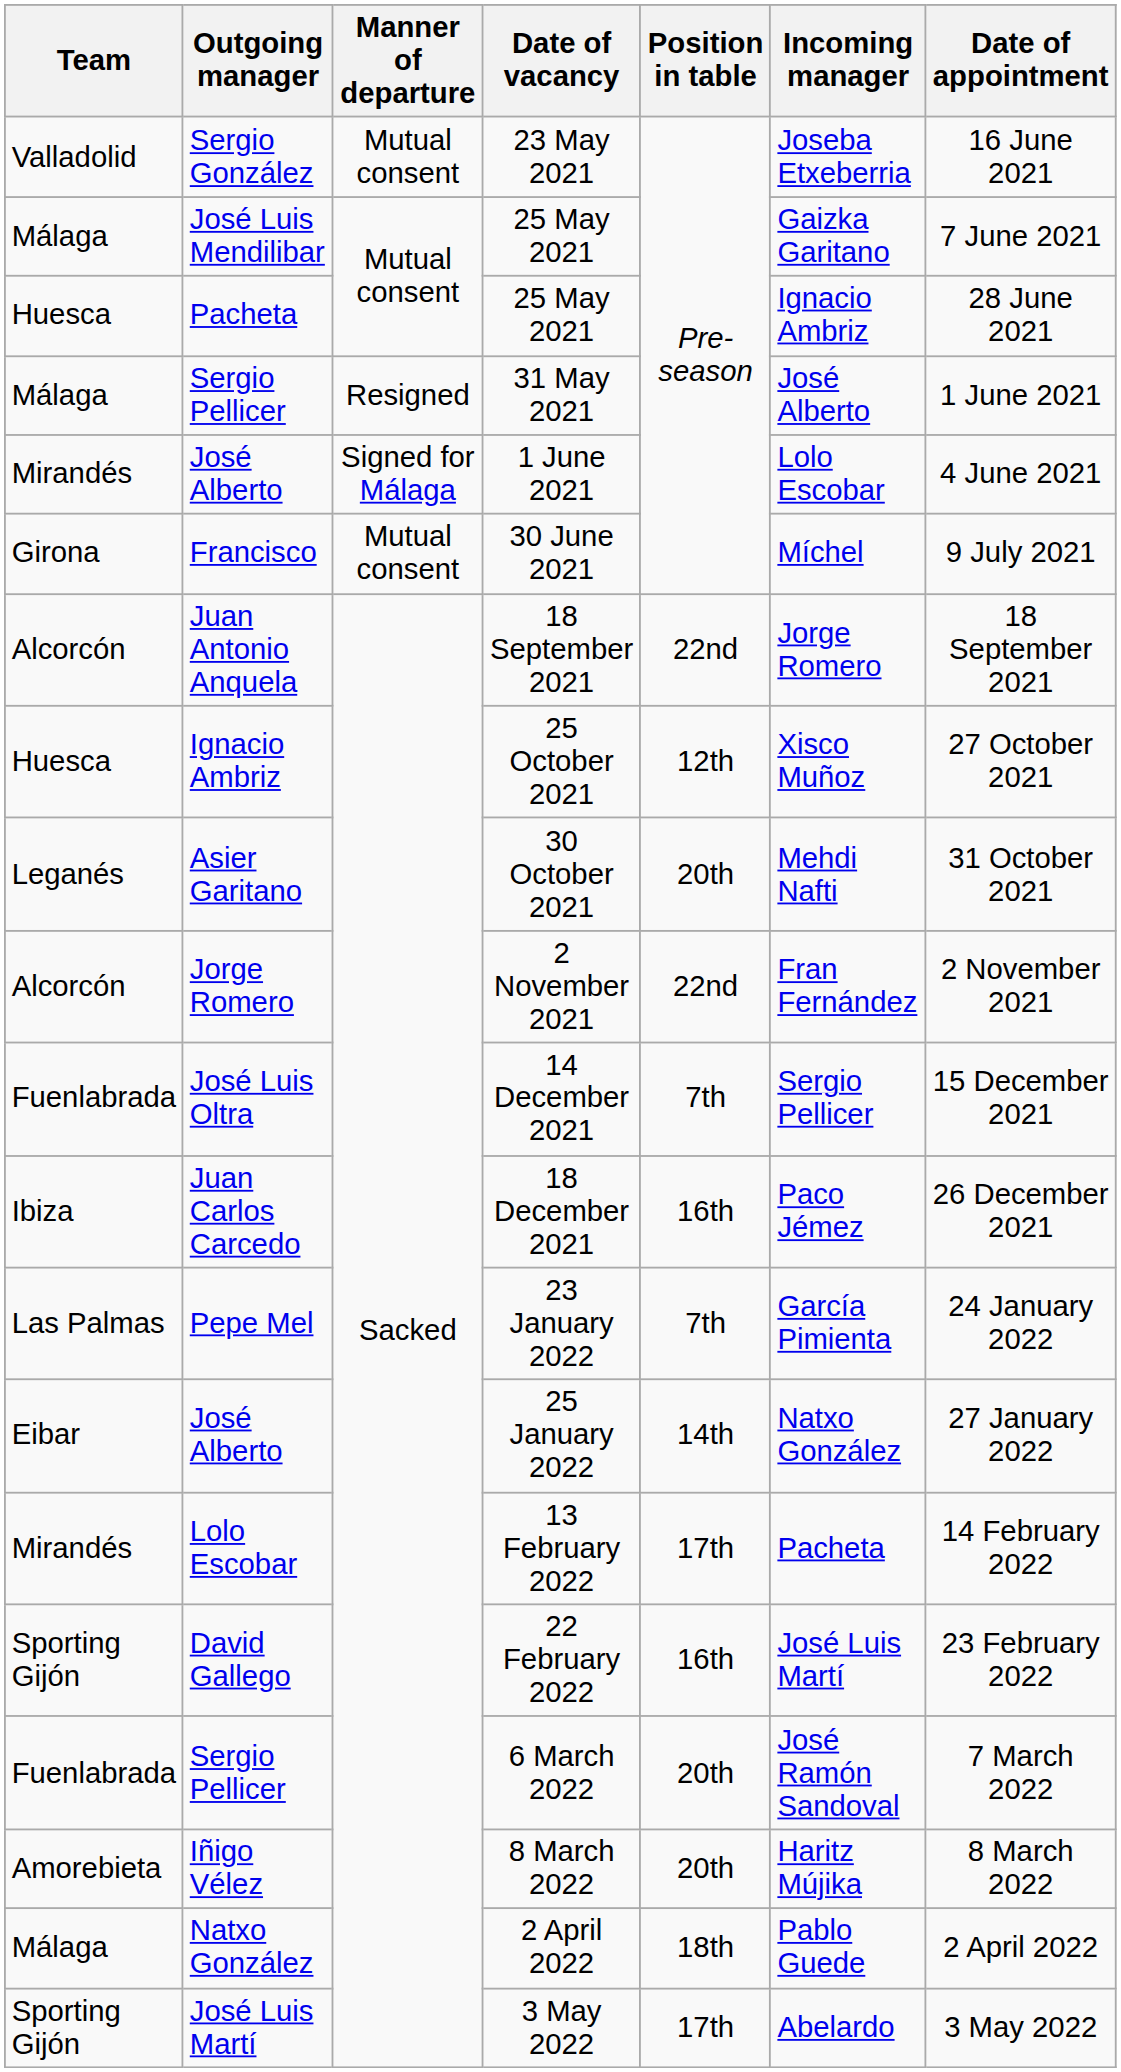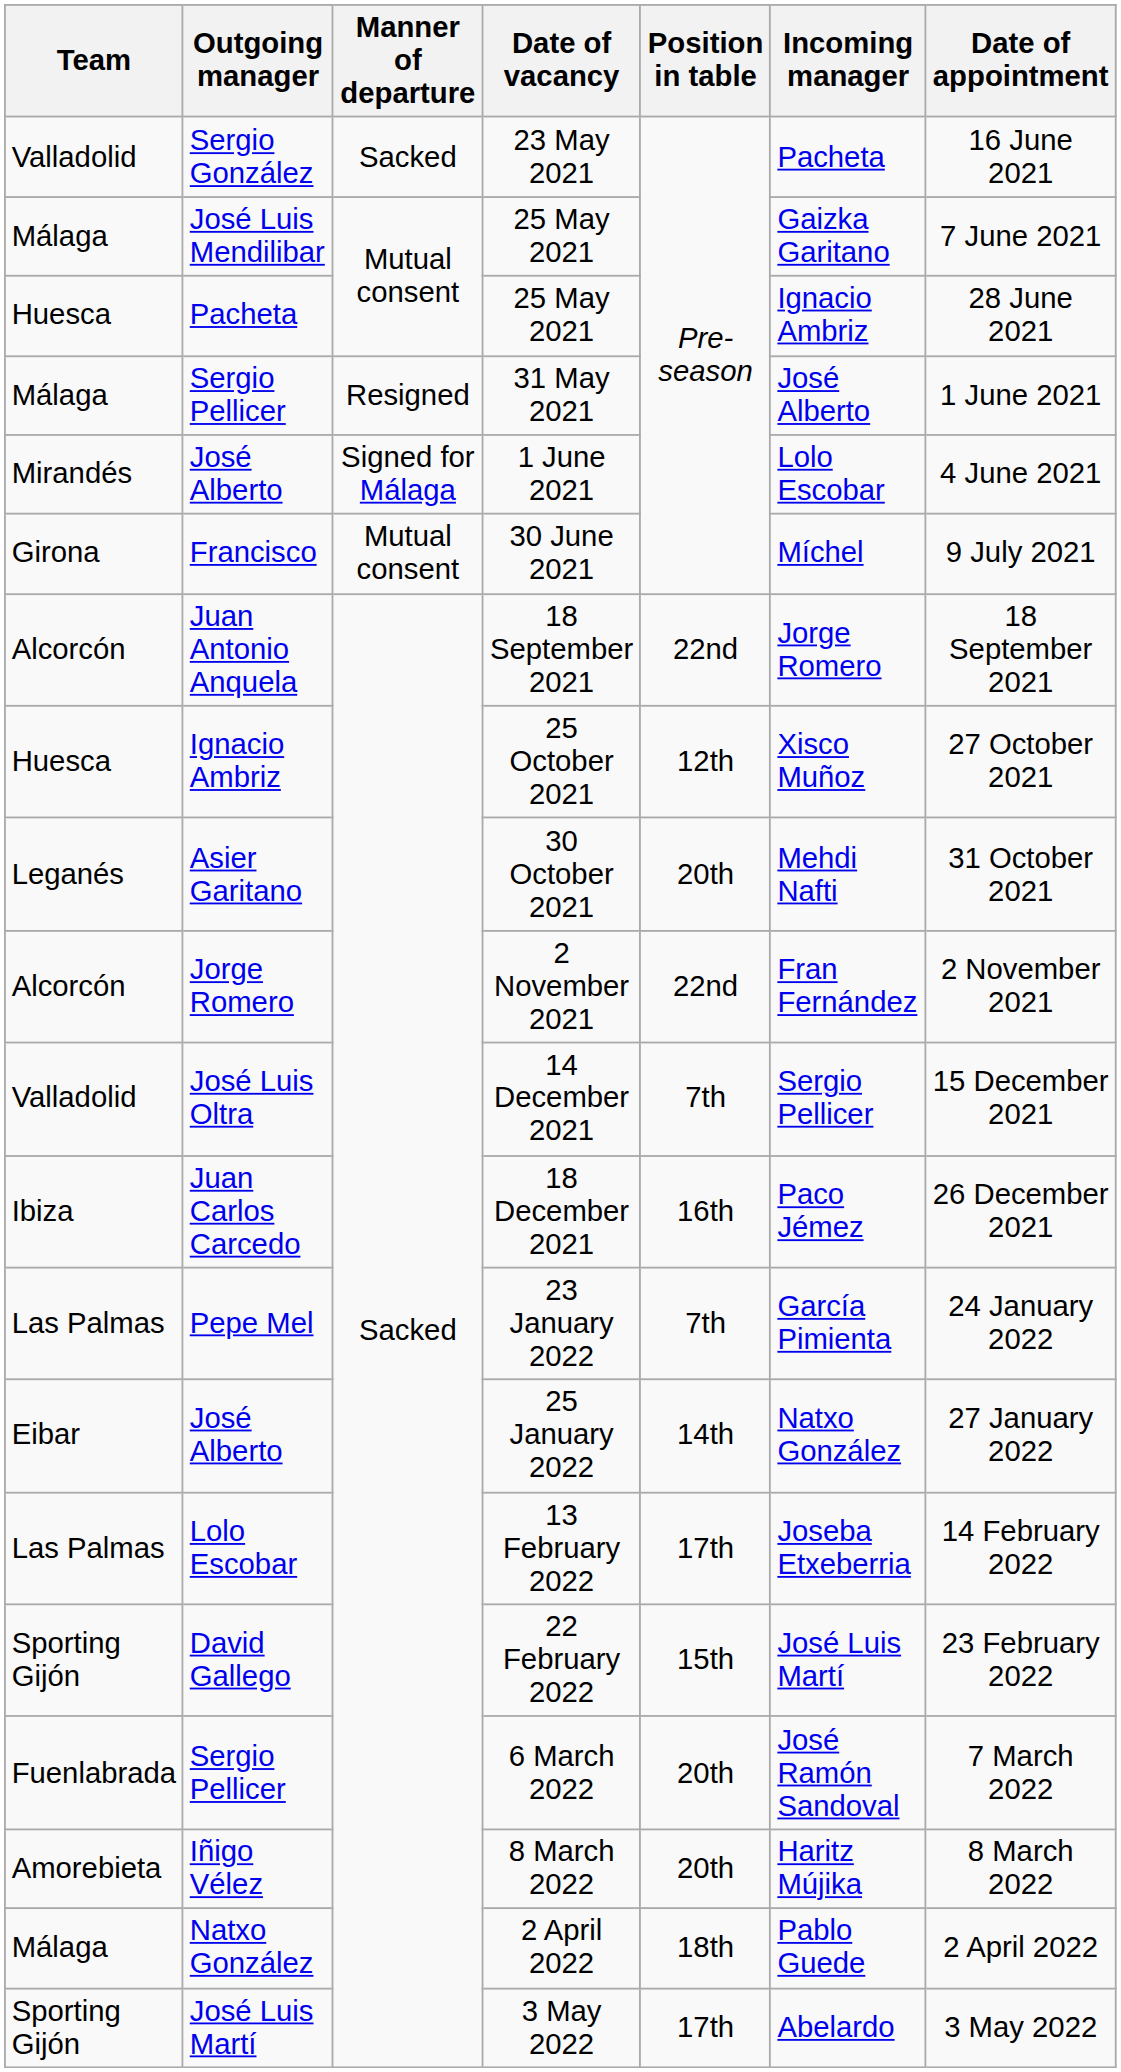(408, 156) Mutual consent -> (408, 156) Sacked
(844, 156) Joseba Etxeberria -> (831, 156) Pacheta
(94, 1098) Fuenlabrada -> (74, 1098) Valladolid
(72, 1547) Mirandés -> (88, 1547) Las Palmas
(831, 1547) Pacheta -> (844, 1547) Joseba Etxeberria
(706, 1660) 16th -> (706, 1660) 15th
